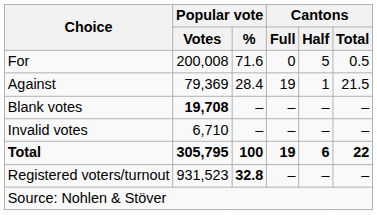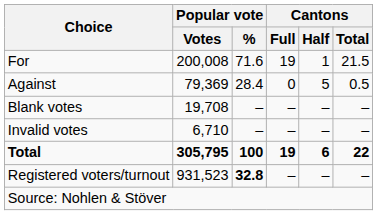(292, 61) 0 -> (288, 61) 19
(325, 61) 5 -> (325, 61) 1
(359, 61) 0.5 -> (355, 61) 21.5
(288, 84) 19 -> (292, 84) 0
(325, 84) 1 -> (325, 84) 5
(355, 84) 21.5 -> (359, 84) 0.5
(206, 107) bold -> (206, 107) normal
